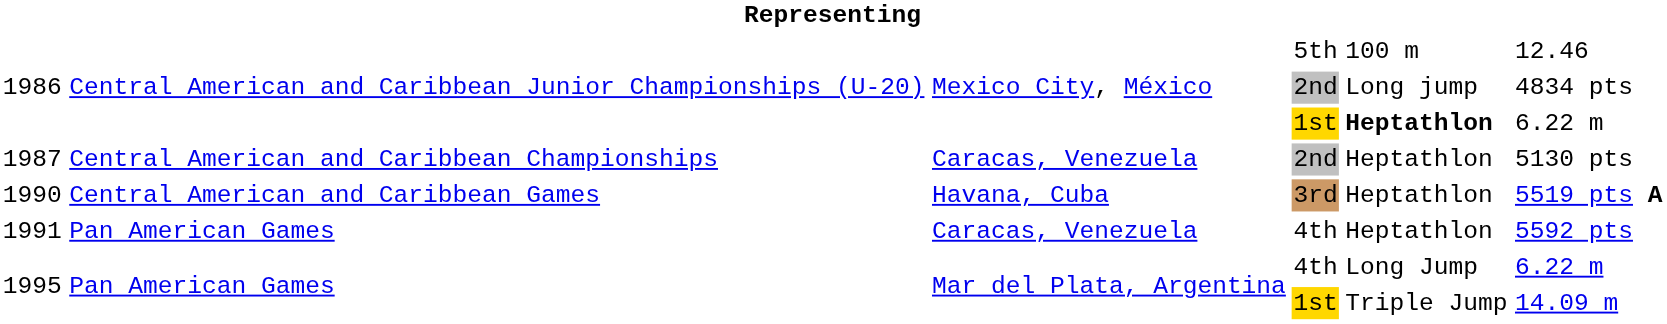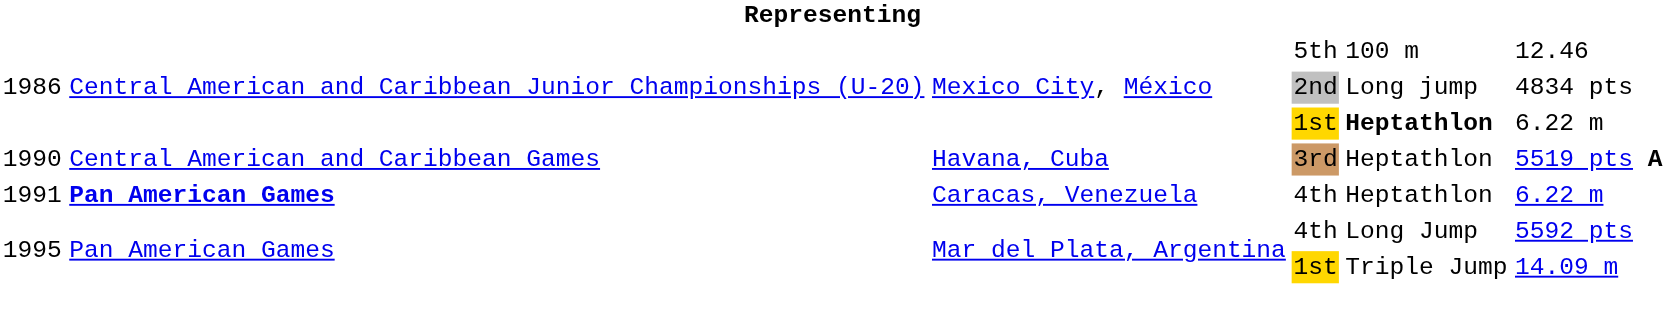- row: (32, 159)
(202, 231) normal -> (202, 195) bold
(1574, 231) 5592 pts -> (1559, 195) 6.22 m
(1559, 267) 6.22 m -> (1574, 231) 5592 pts
